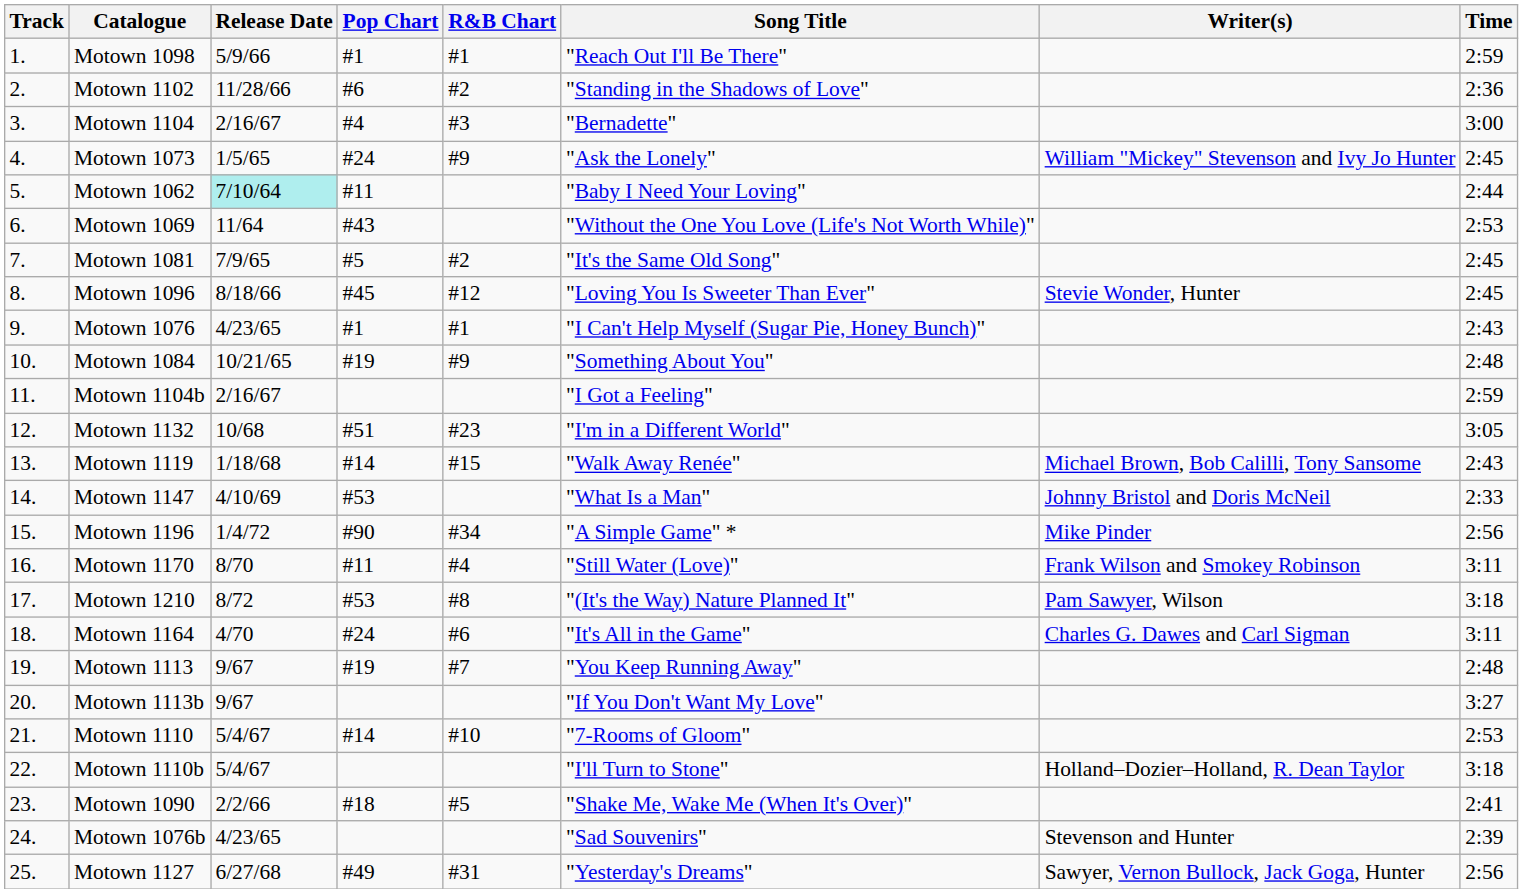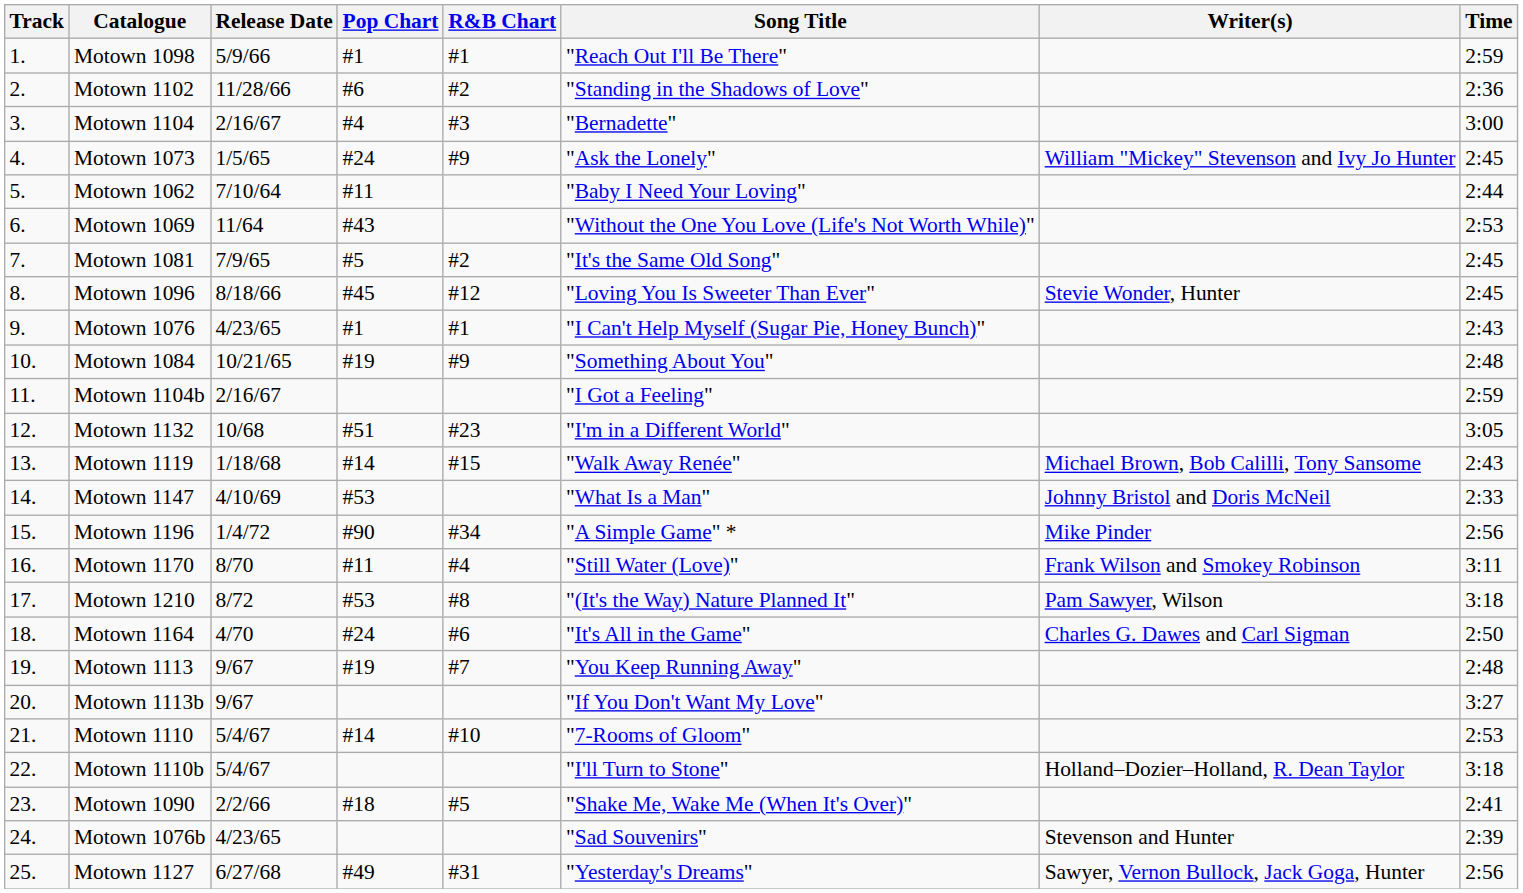(248, 191) paleturquoise background -> (248, 191) no background
(1484, 633) 3:11 -> (1484, 633) 2:50
